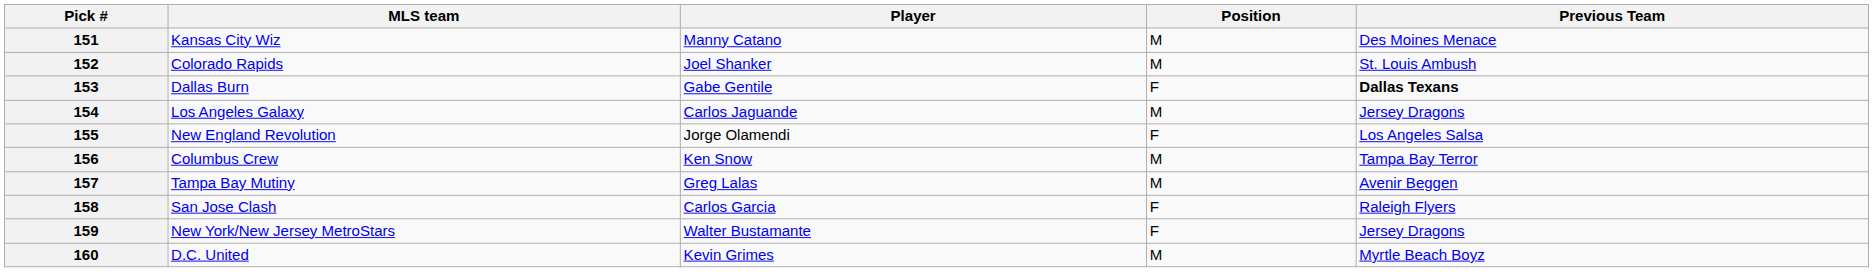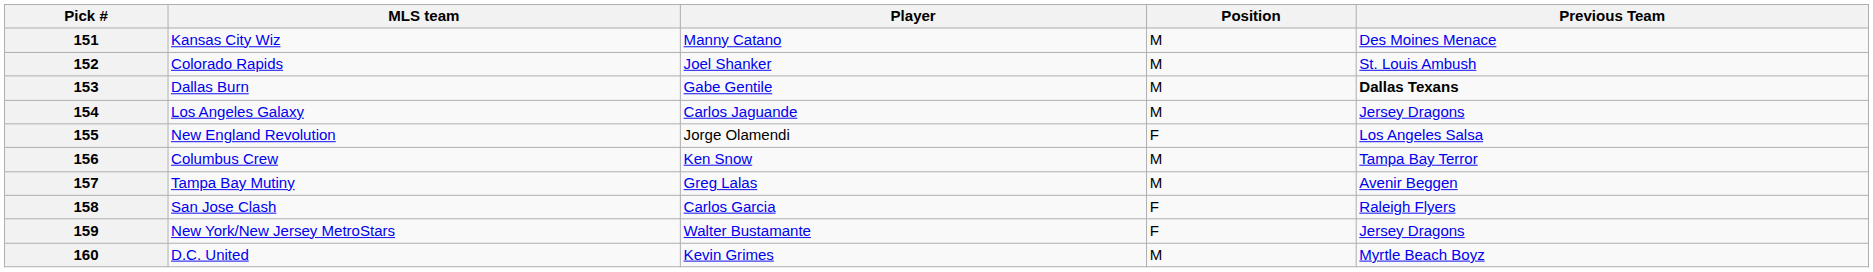(1154, 87) F -> (1156, 87) M
